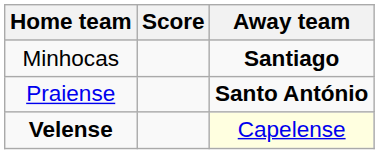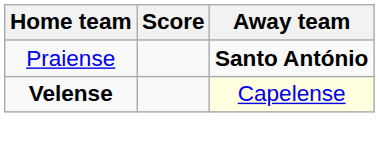- row: (71, 58)
